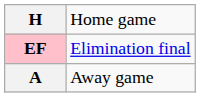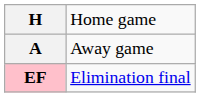rows swapped: (35, 77) <-> (35, 48)
